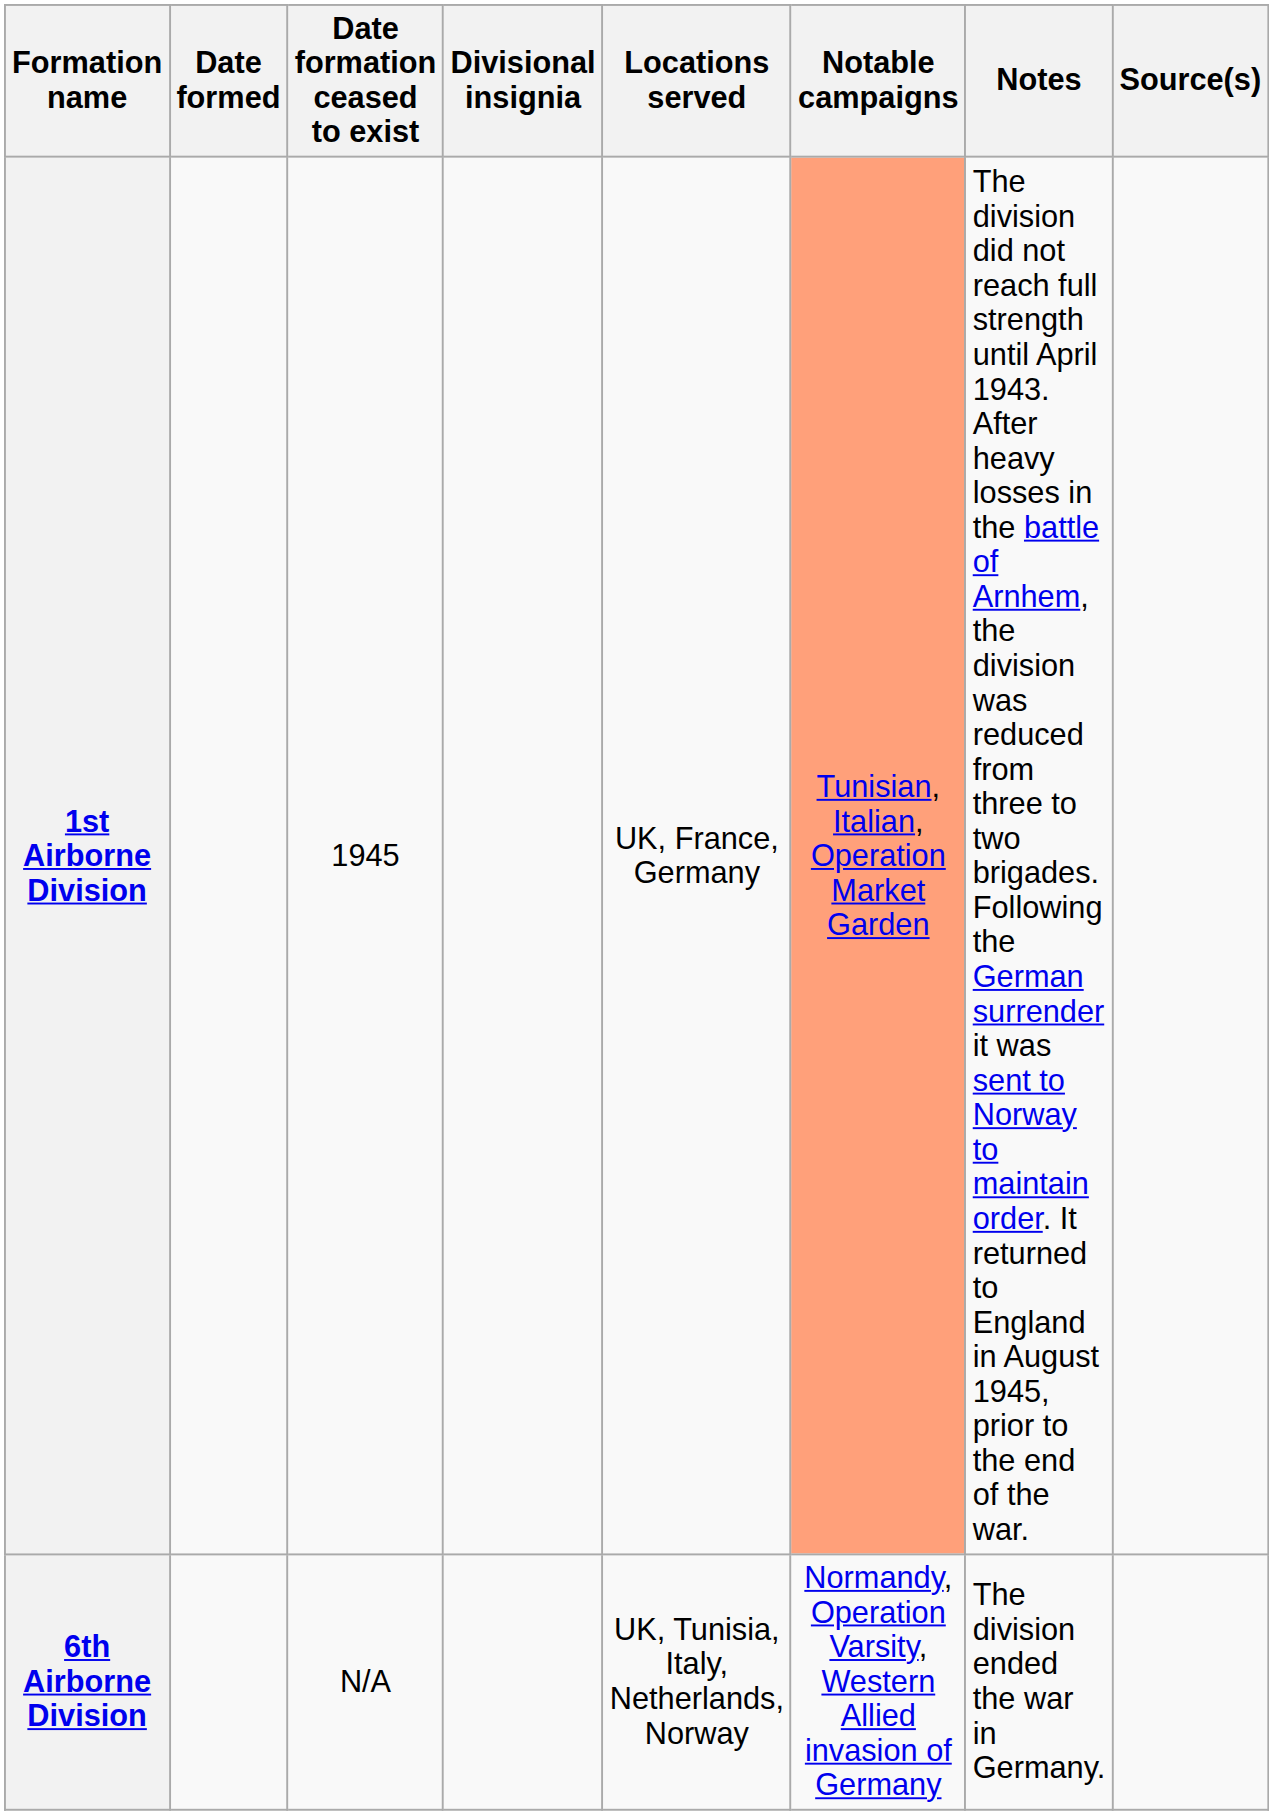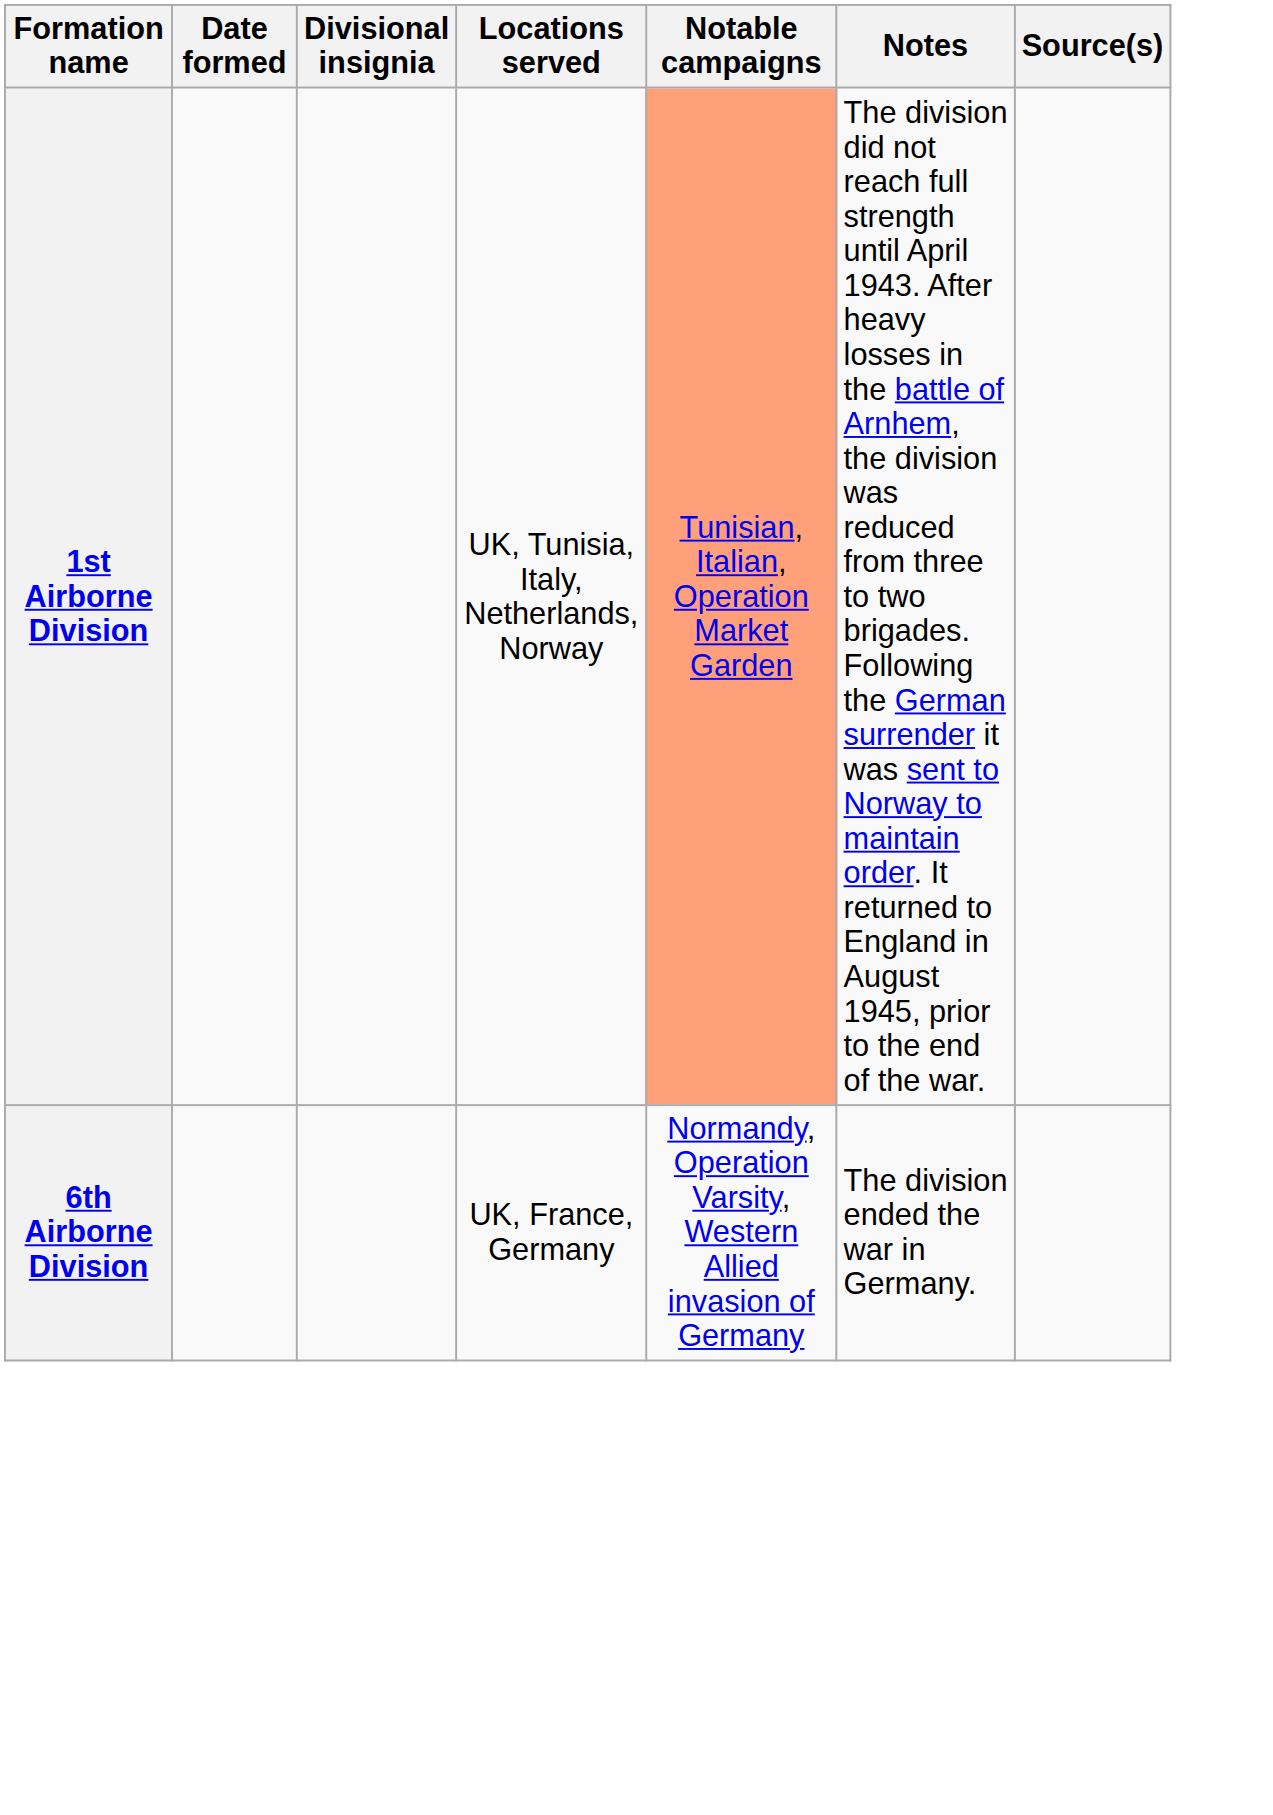- column: (365, 80)
(697, 855) UK, France, Germany -> (551, 595) UK, Tunisia, Italy, Netherlands, Norway
(697, 1681) UK, Tunisia, Italy, Netherlands, Norway -> (551, 1232) UK, France, Germany
